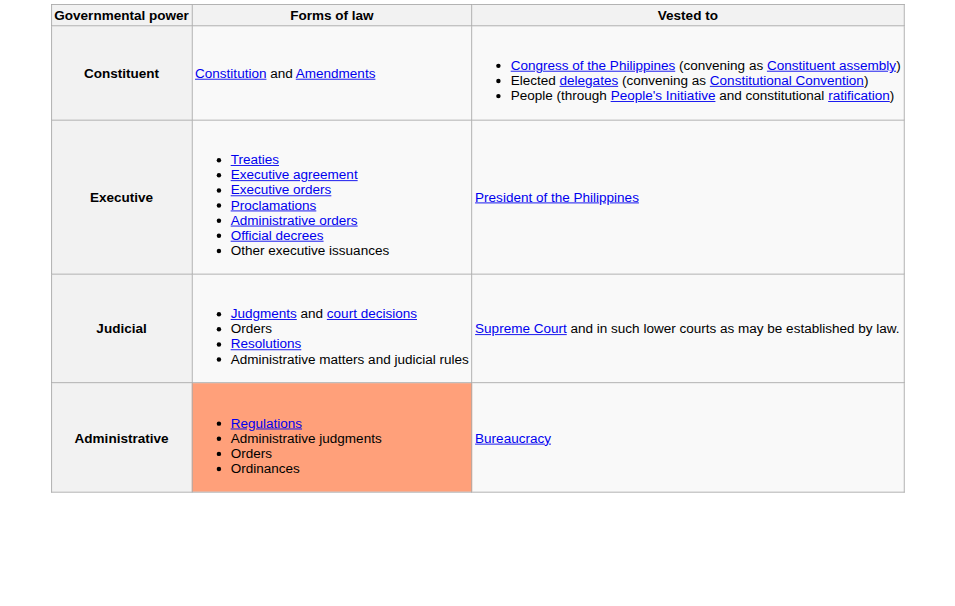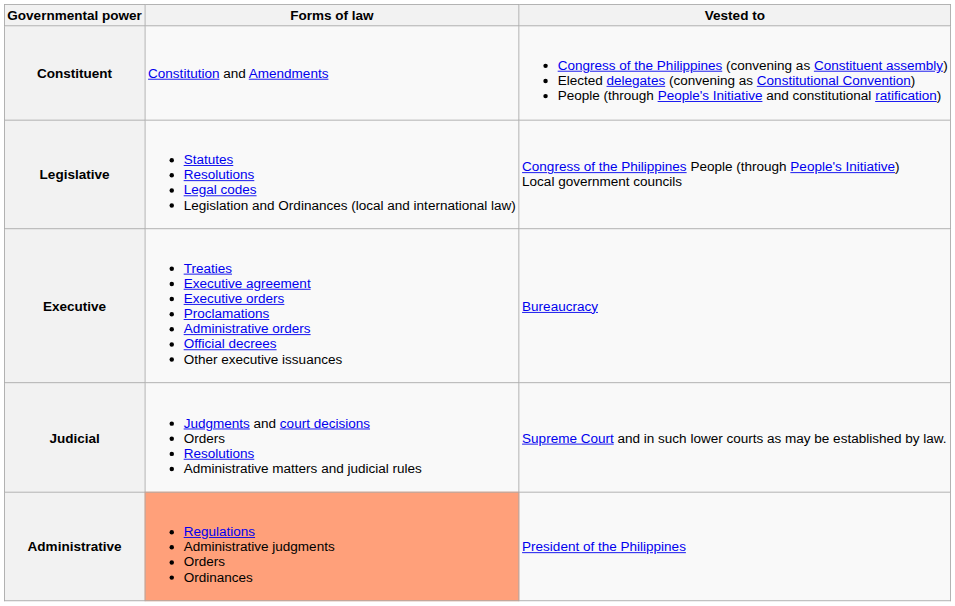+ row: (75, 174)
(557, 197) President of the Philippines -> (560, 306) Bureaucracy
(513, 438) Bureaucracy -> (604, 546) President of the Philippines
